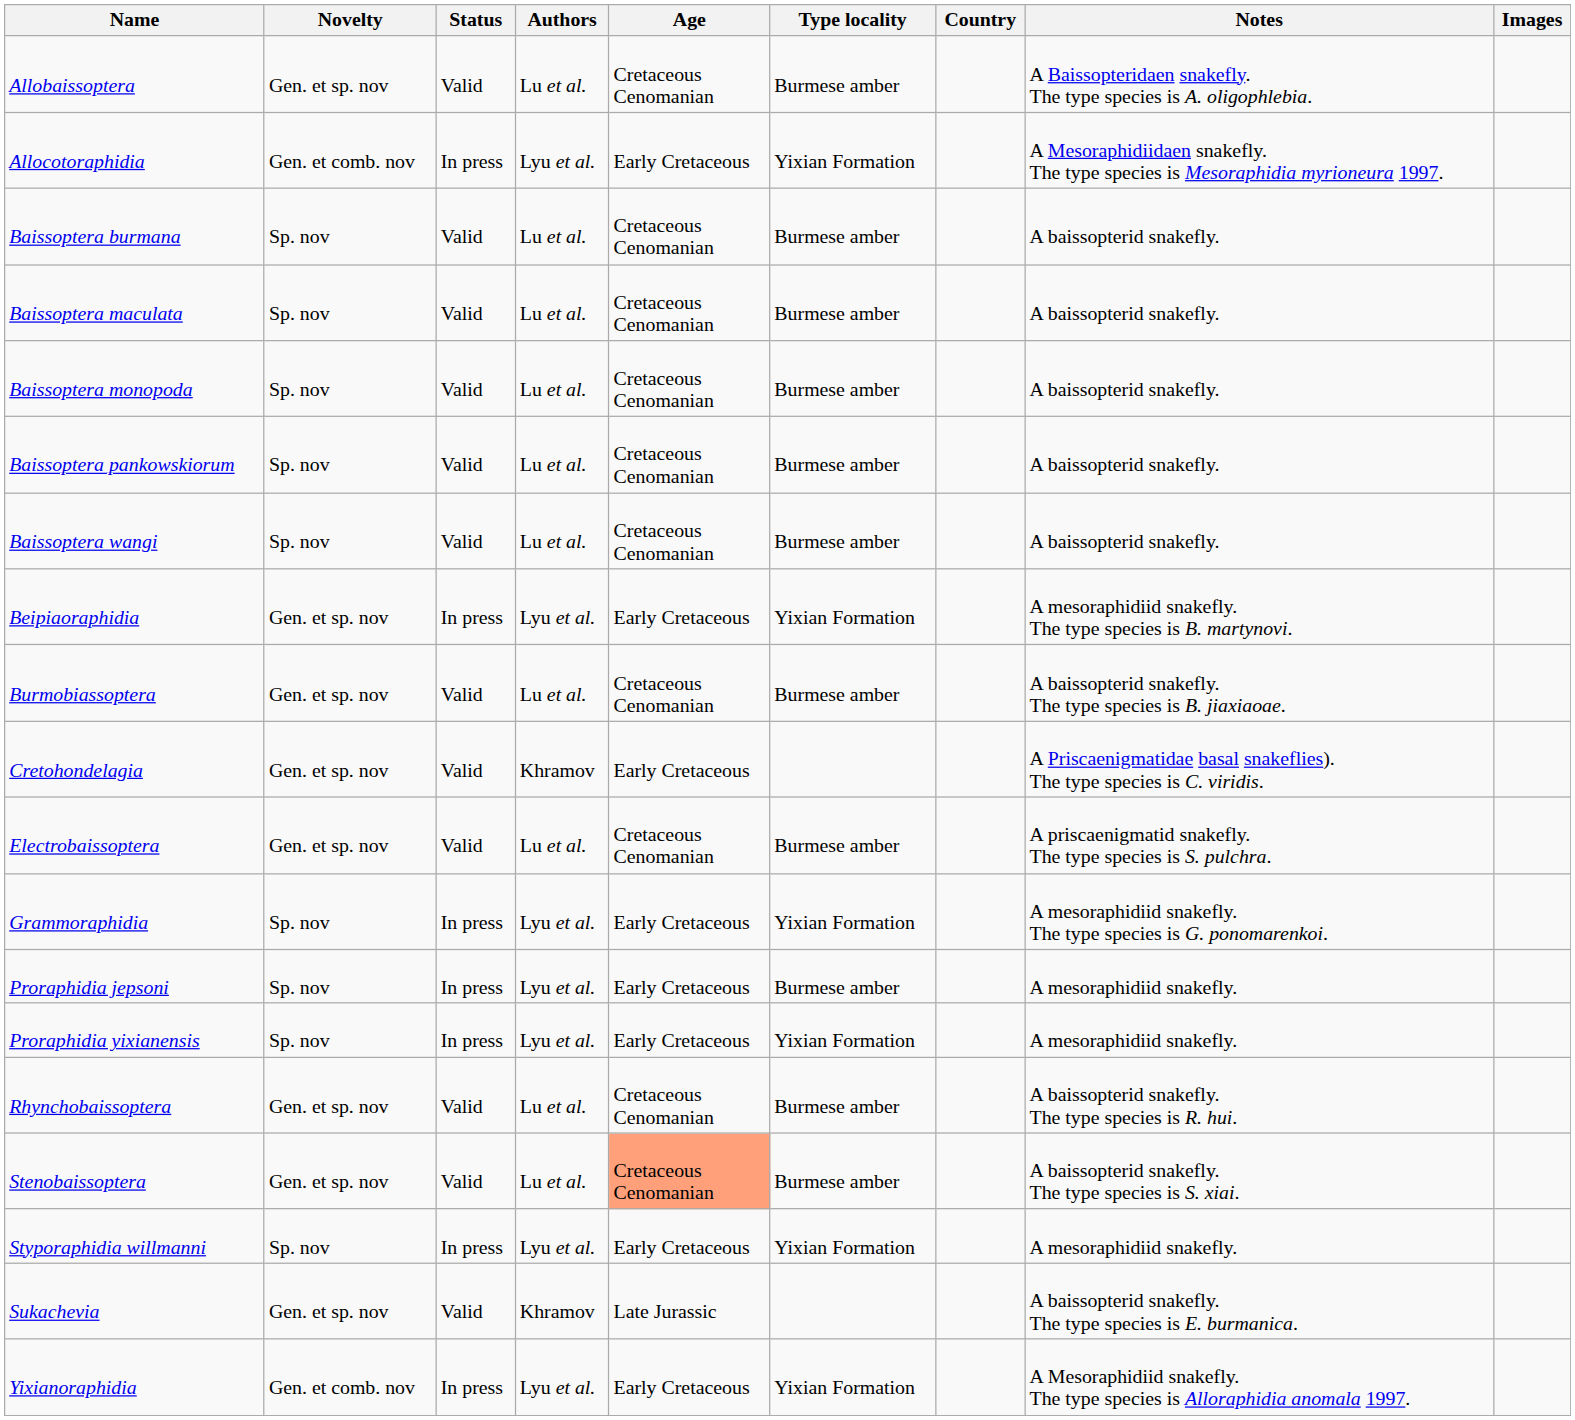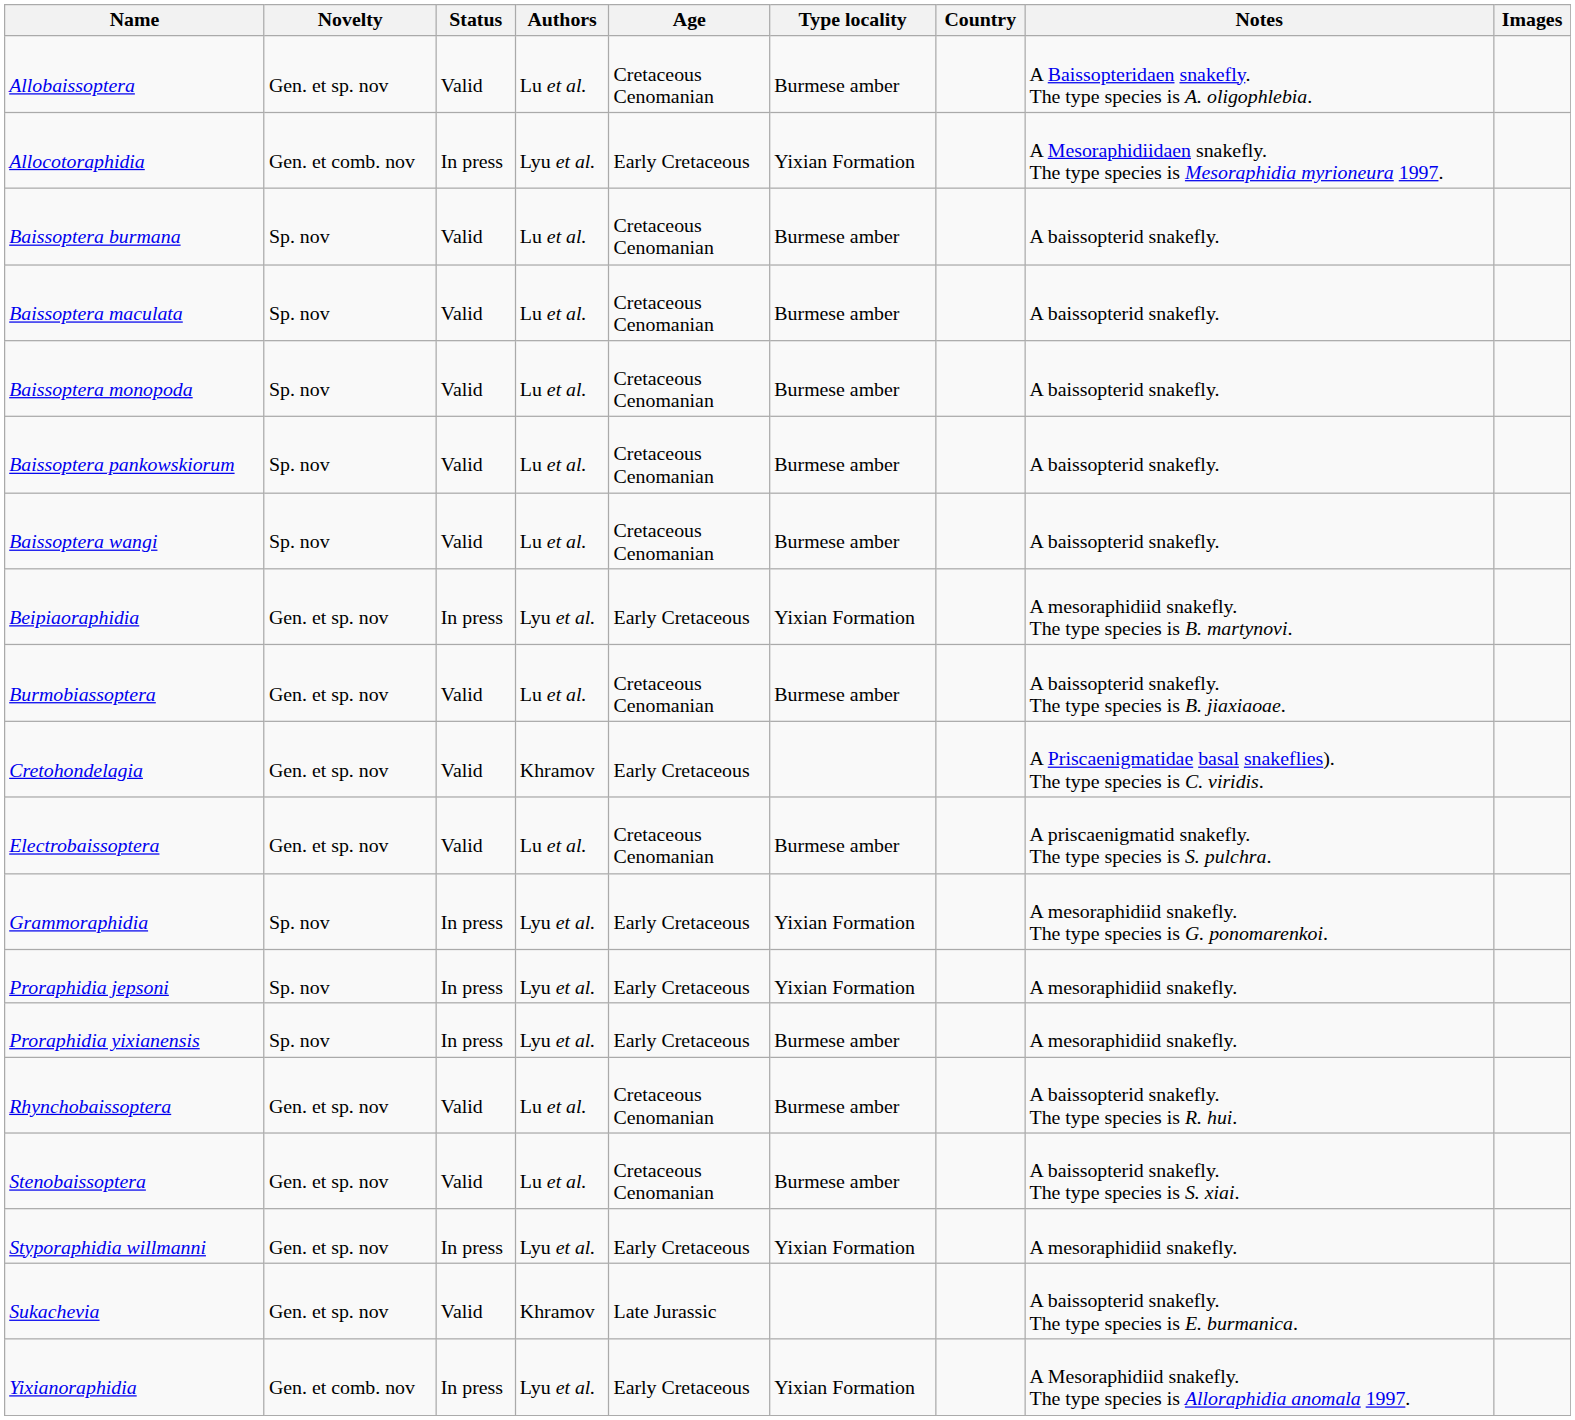(837, 987) Burmese amber -> (845, 987) Yixian Formation
(845, 1041) Yixian Formation -> (837, 1041) Burmese amber
(664, 1182) lightsalmon background -> (664, 1182) no background
(299, 1247) Sp. nov -> (329, 1247) Gen. et sp. nov
